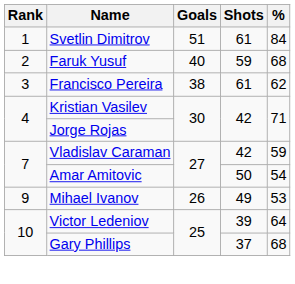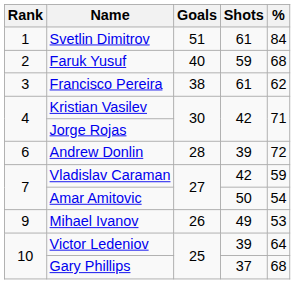+ row: (96, 152)
